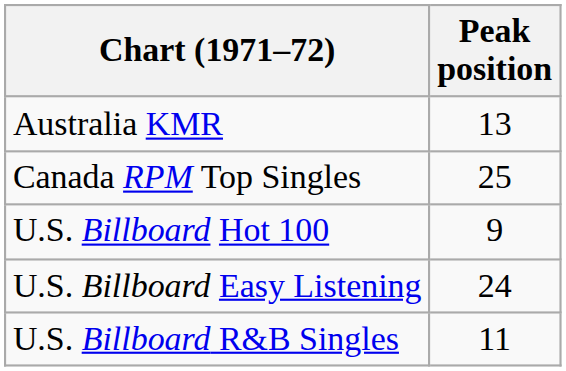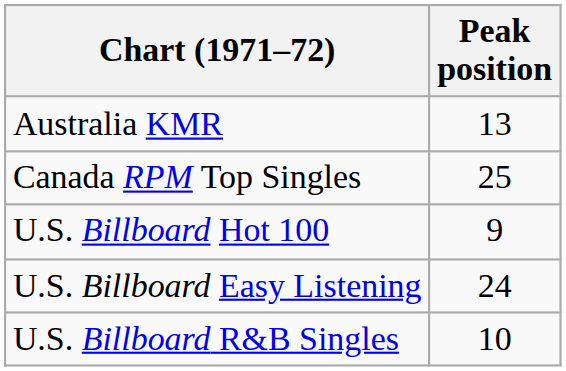(495, 338) 11 -> (495, 338) 10
